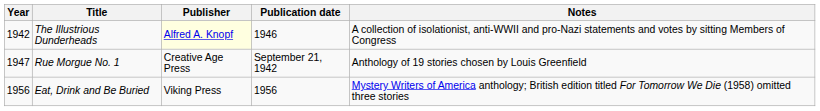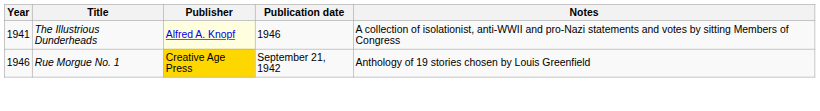(18, 35) 1942 -> (18, 35) 1941
(18, 63) 1947 -> (18, 63) 1946
(193, 63) no background -> (196, 63) gold background
- row: (92, 91)
